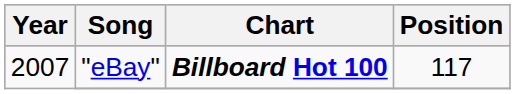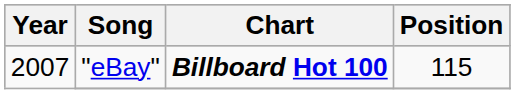(452, 66) 117 -> (452, 66) 115
